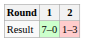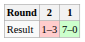columns swapped: (49, 12) <-> (70, 12)
